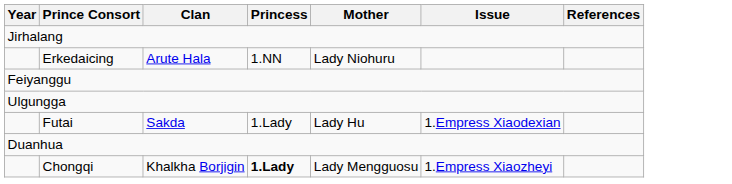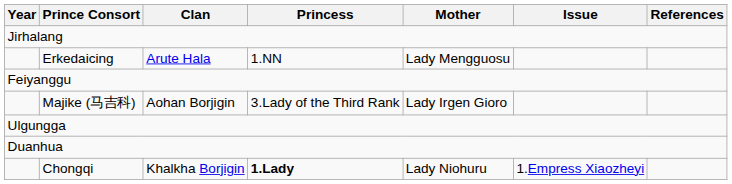(354, 58) Lady Niohuru -> (458, 58) Lady Mengguosu
+ row: (89, 102)
- row: (58, 123)
(366, 166) Lady Mengguosu -> (446, 168) Lady Niohuru
